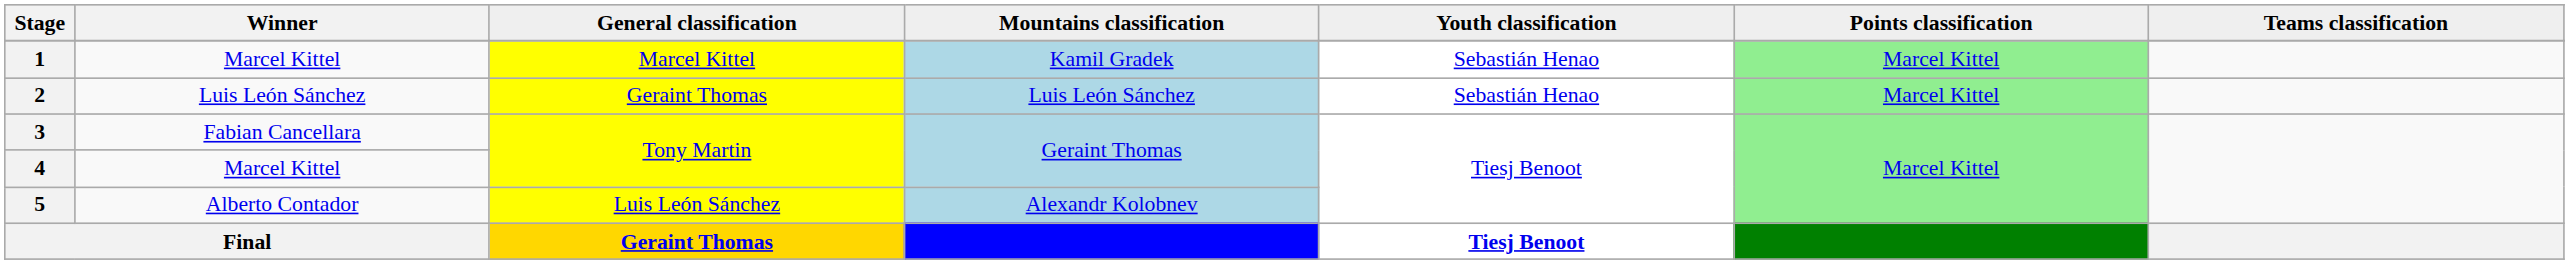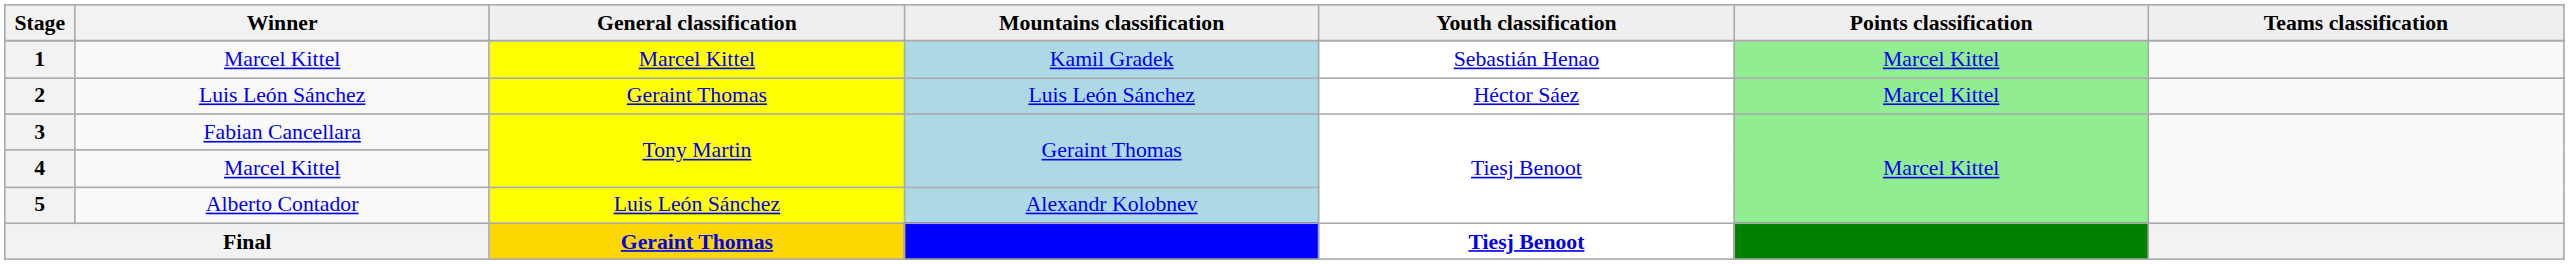(1526, 95) Sebastián Henao -> (1526, 95) Héctor Sáez
